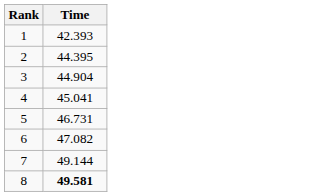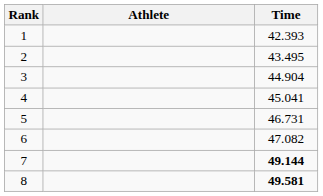+ column: (149, 14)
(75, 56) 44.395 -> (286, 56) 43.495
(75, 160) normal -> (286, 160) bold
